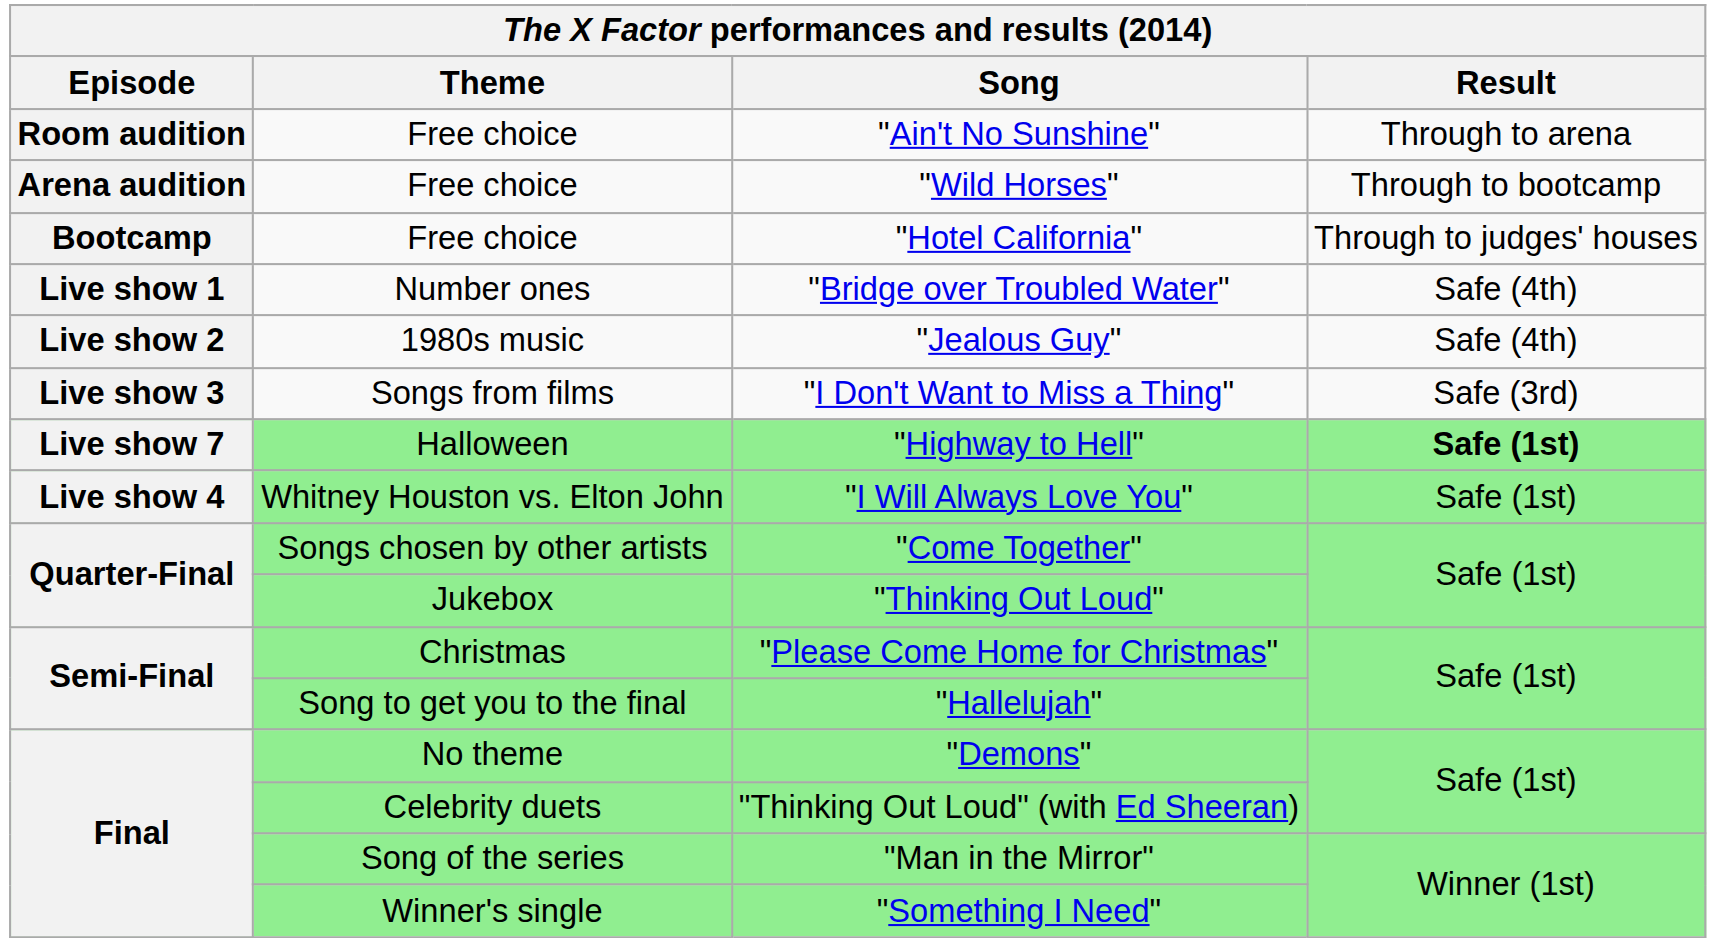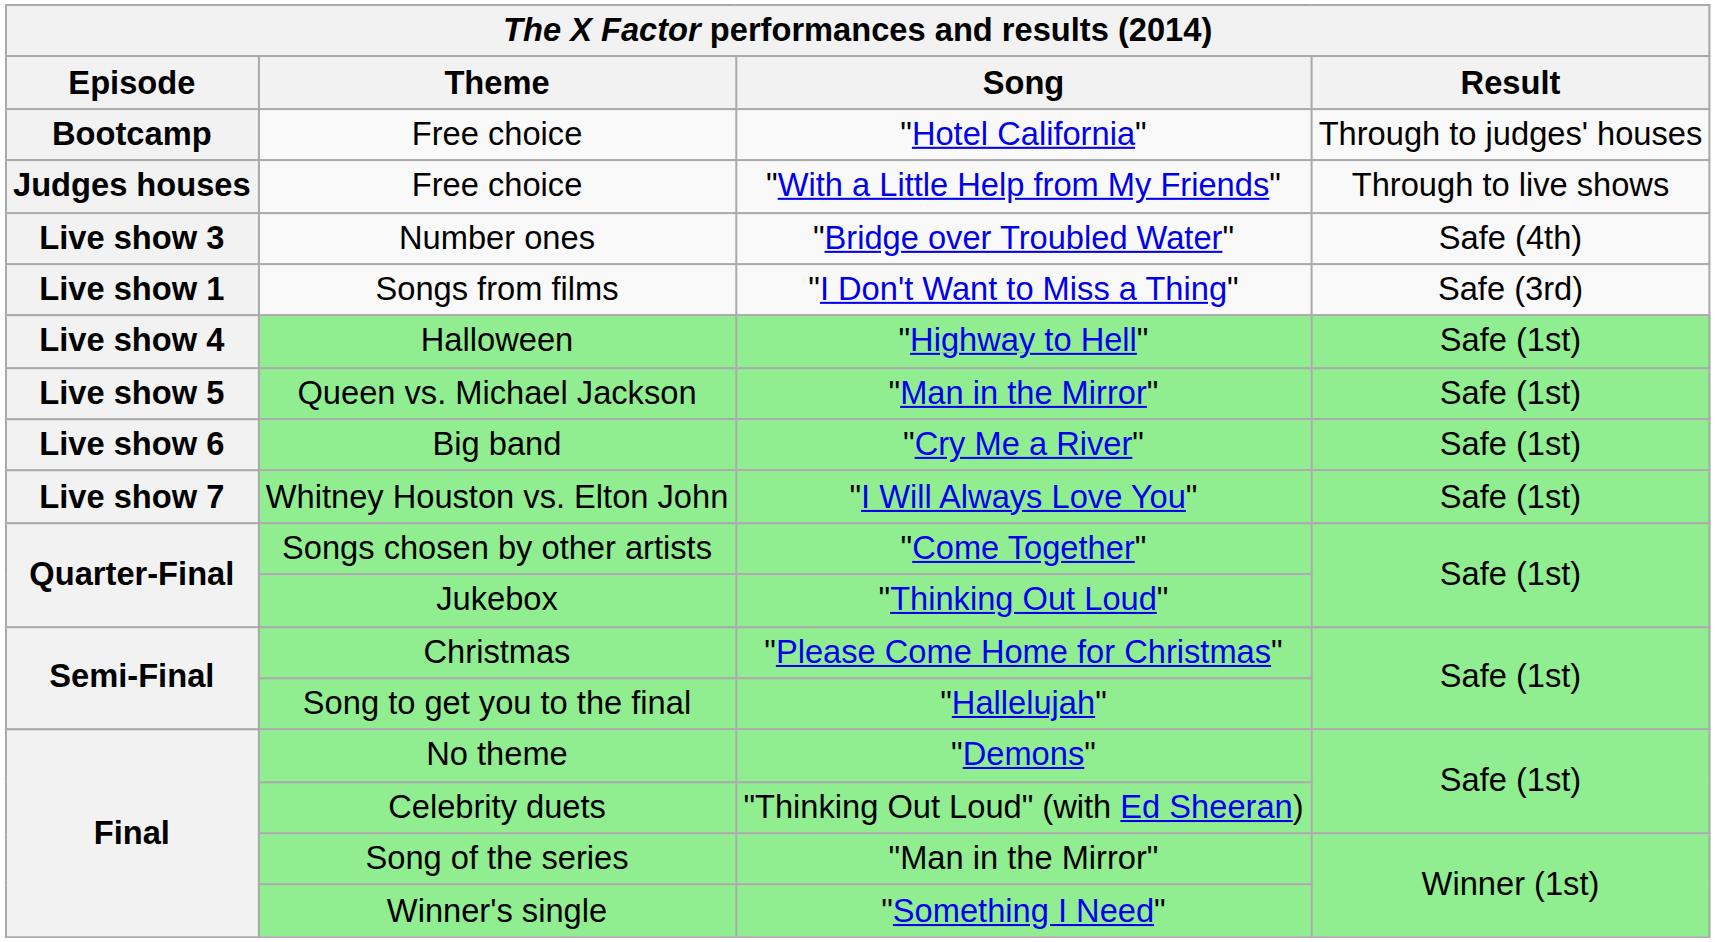- row: (492, 133)
- row: (492, 185)
+ row: (497, 185)
(132, 289) Live show 1 -> (132, 237) Live show 3
- row: (492, 340)
(132, 392) Live show 3 -> (132, 289) Live show 1
(132, 444) Live show 7 -> (132, 340) Live show 4
(1506, 444) bold -> (1510, 340) normal
+ row: (497, 392)
+ row: (497, 444)
(132, 496) Live show 4 -> (132, 496) Live show 7
